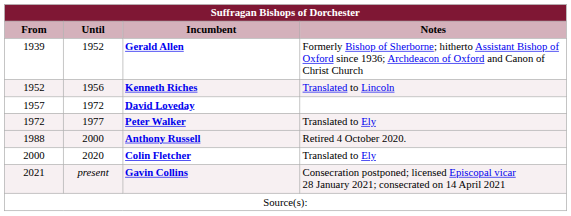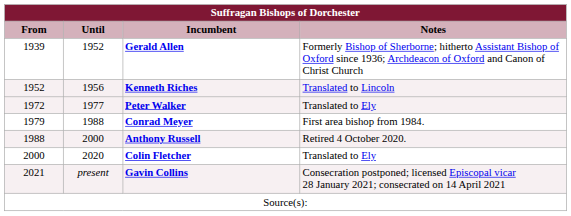- row: (160, 105)
+ row: (159, 122)
